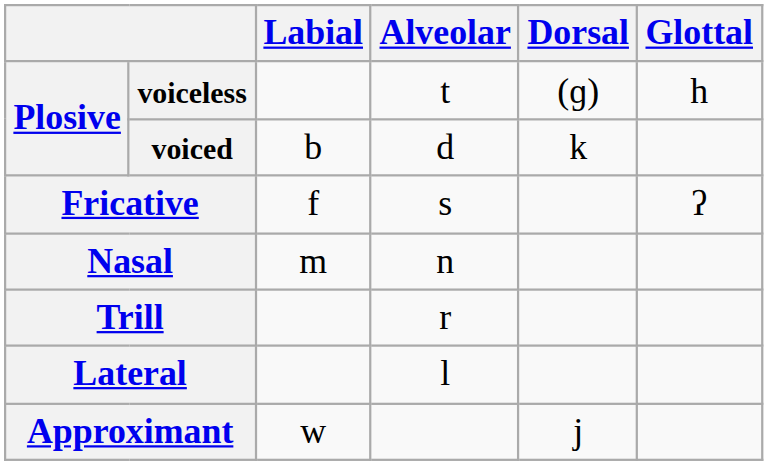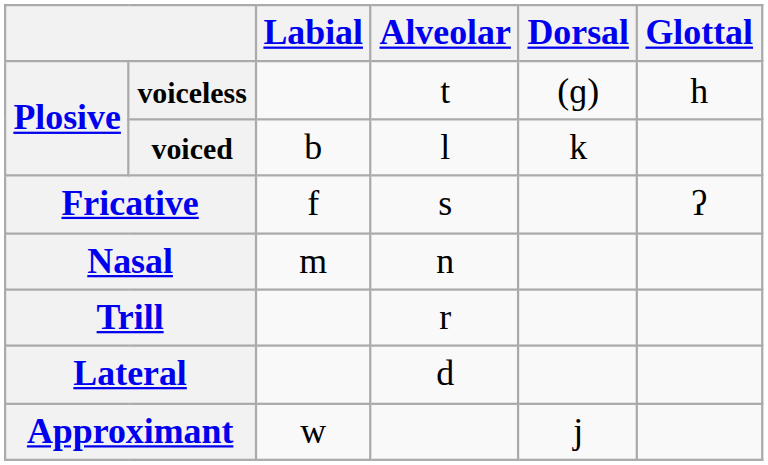(445, 146) d -> (445, 146) l
(445, 373) l -> (445, 373) d
